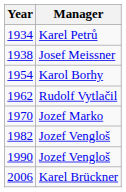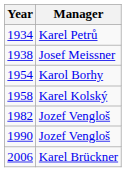+ row: (20, 95)
- row: (20, 95)
- row: (20, 116)
